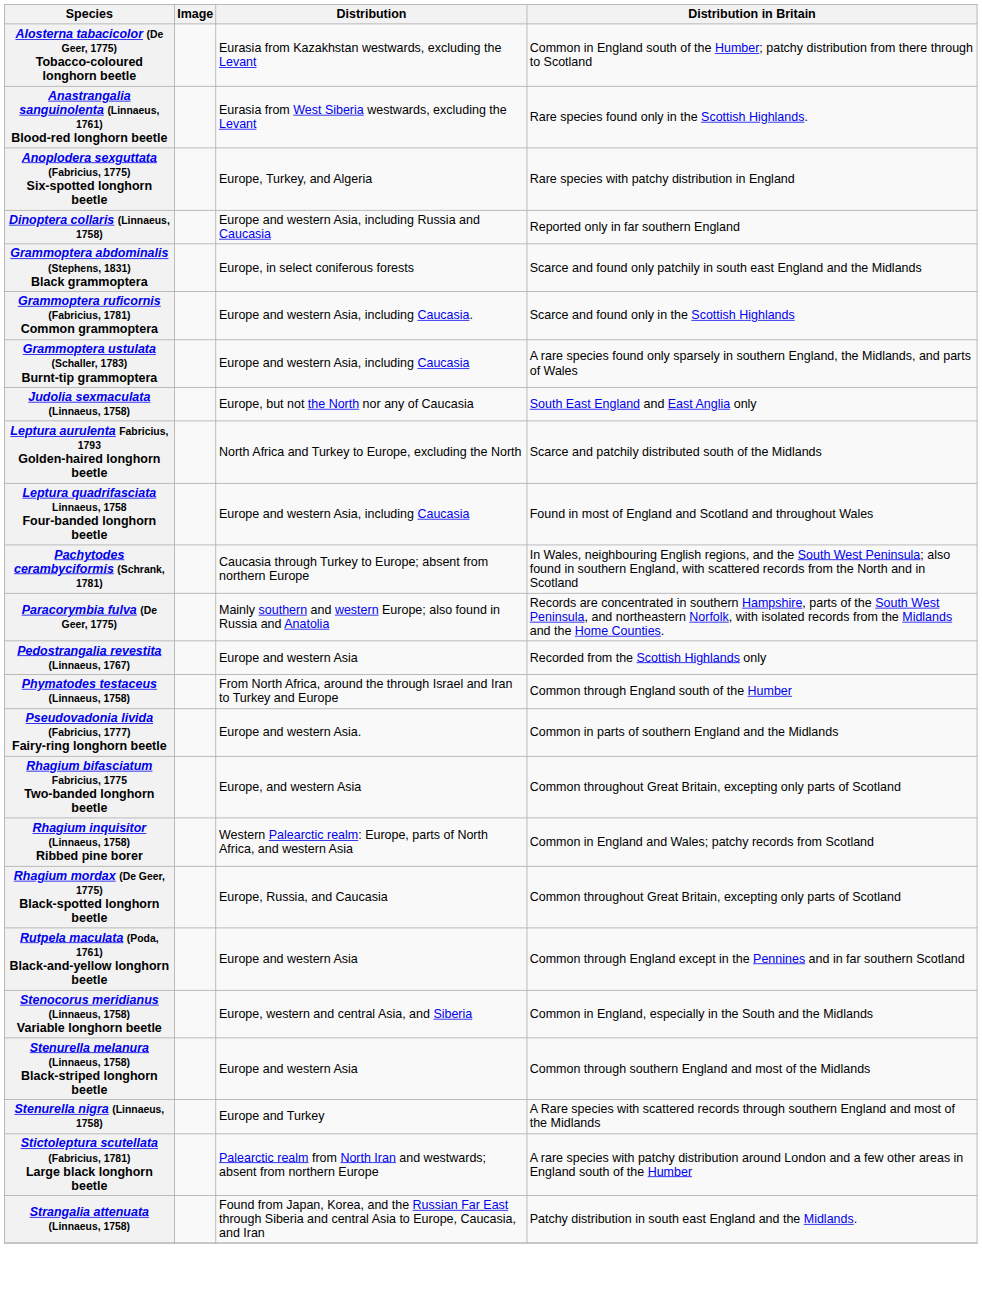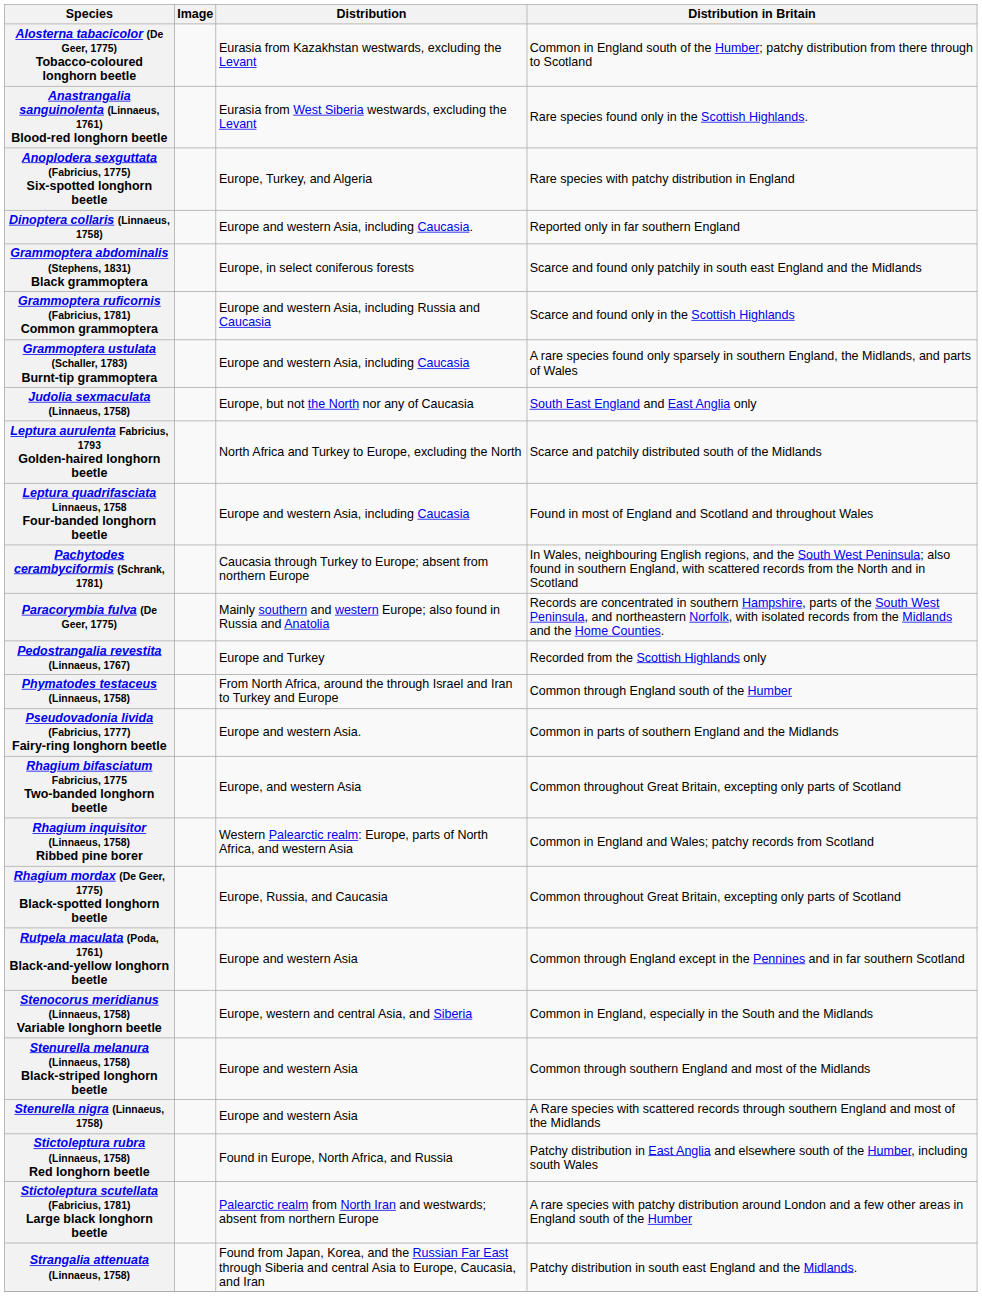(349, 226) Europe and western Asia, including Russia and Caucasia -> (346, 226) Europe and western Asia, including Caucasia.
(346, 315) Europe and western Asia, including Caucasia. -> (349, 315) Europe and western Asia, including Russia and Caucasia
(288, 657) Europe and western Asia -> (272, 657) Europe and Turkey
(272, 1116) Europe and Turkey -> (288, 1116) Europe and western Asia
+ row: (89, 1157)
